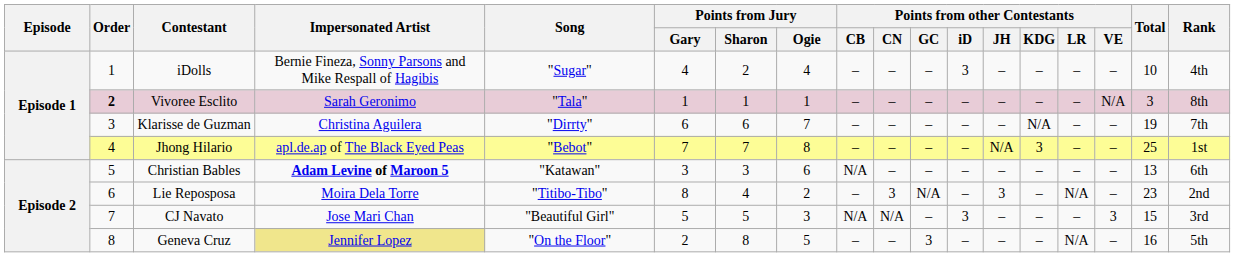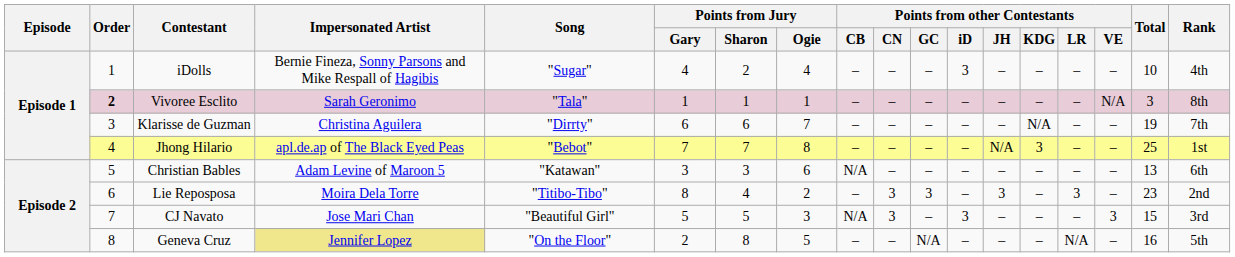(370, 171) bold -> (370, 171) normal
(929, 194) N/A -> (929, 194) 3
(1077, 194) N/A -> (1077, 194) 3
(892, 217) N/A -> (892, 217) 3
(929, 240) 3 -> (929, 240) N/A
